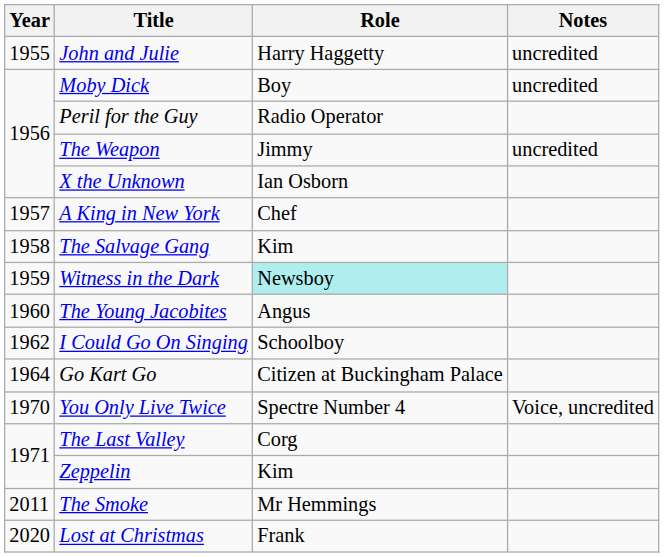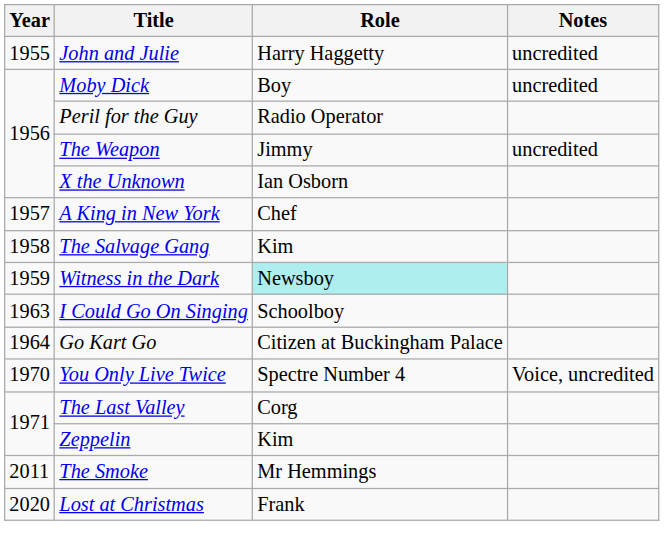- row: (143, 310)
(30, 342) 1962 -> (30, 310) 1963
